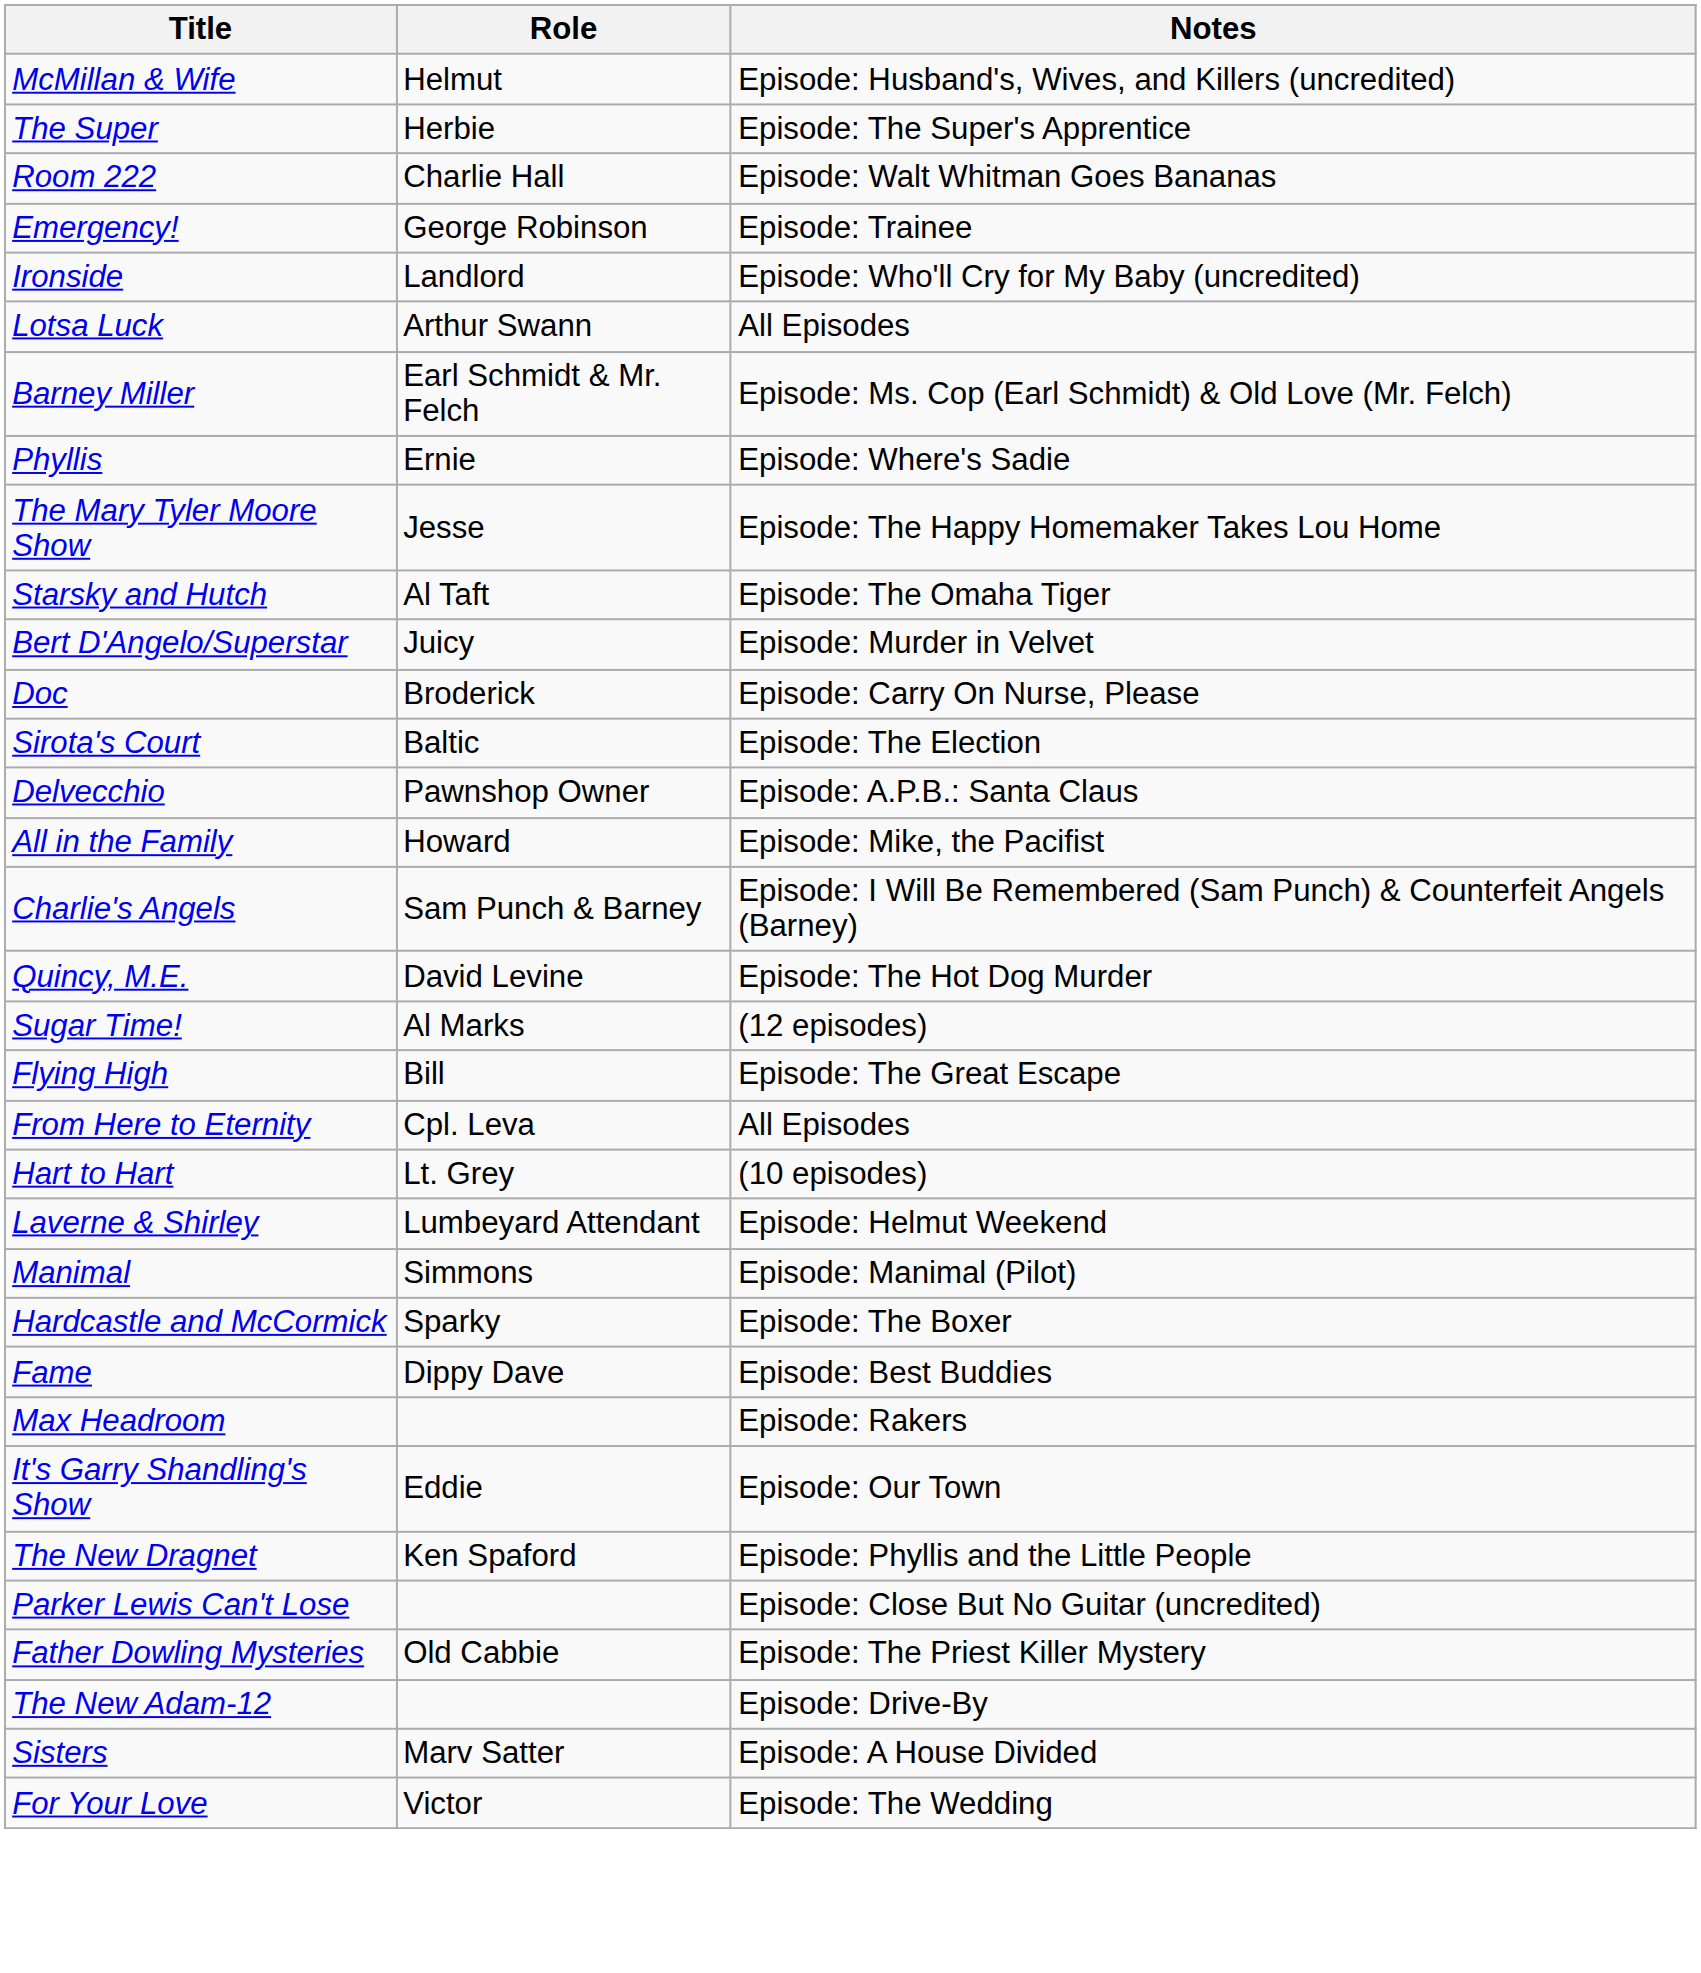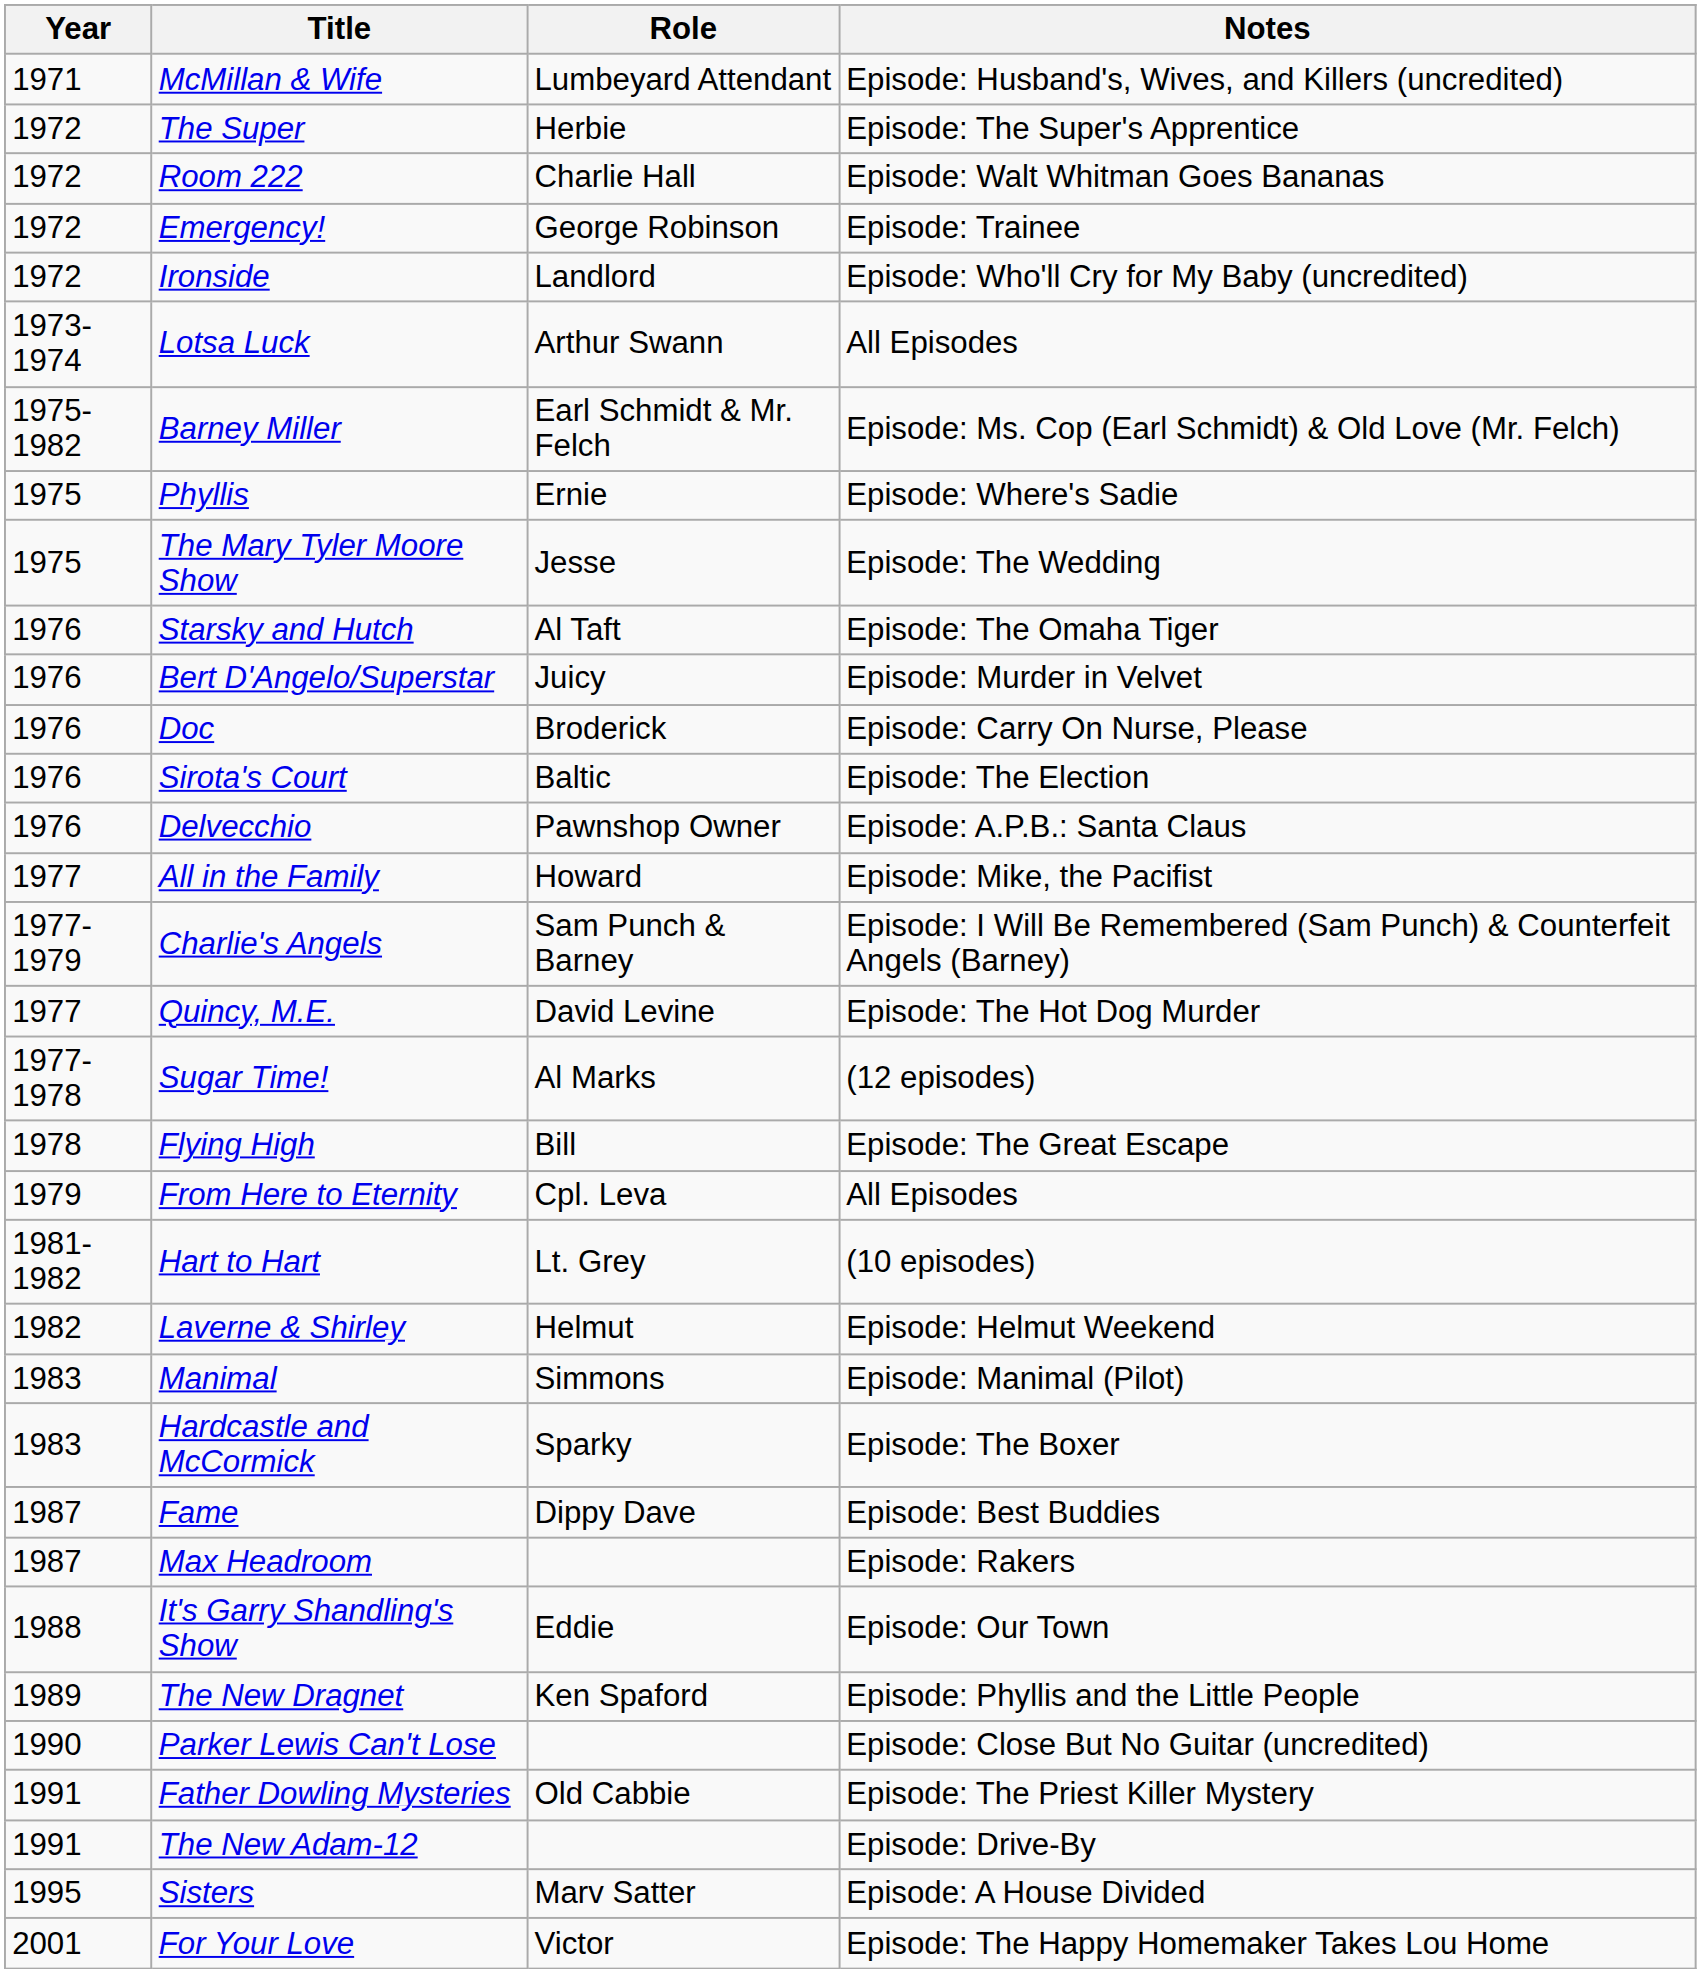+ column: (78, 29)
(453, 78) Helmut -> (683, 78) Lumbeyard Attendant
(1090, 527) Episode: The Happy Homemaker Takes Lou Home -> (1004, 562) Episode: The Wedding
(551, 1223) Lumbeyard Attendant -> (584, 1328) Helmut
(896, 1802) Episode: The Wedding -> (1198, 1942) Episode: The Happy Homemaker Takes Lou Home
